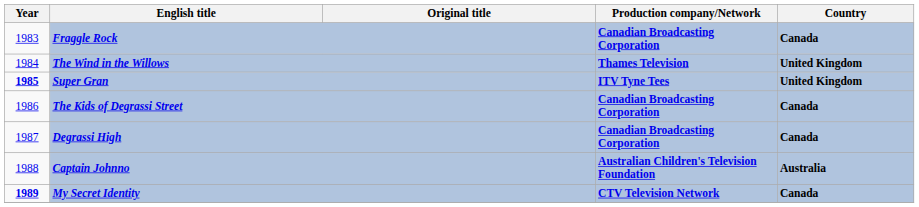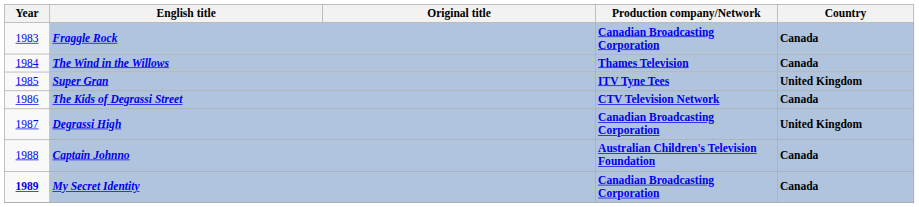(821, 63) United Kingdom -> (799, 63) Canada
(27, 81) bold -> (27, 81) normal
(656, 106) Canadian Broadcasting Corporation -> (659, 99) CTV Television Network
(799, 137) Canada -> (821, 124) United Kingdom
(803, 168) Australia -> (799, 155) Canada
(659, 193) CTV Television Network -> (656, 186) Canadian Broadcasting Corporation
